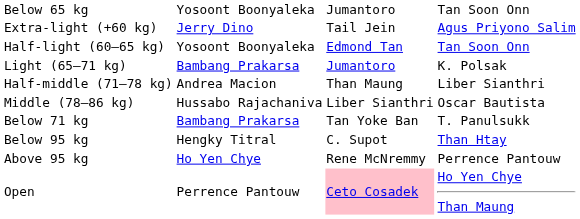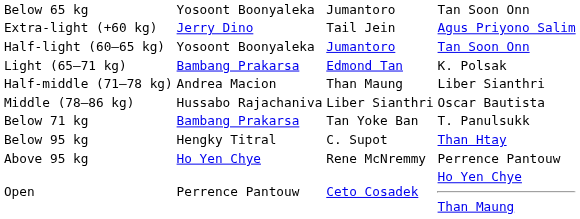(365, 47) Edmond Tan -> (361, 47) Jumantoro
(361, 65) Jumantoro -> (365, 65) Edmond Tan
(372, 192) pink background -> (372, 192) no background
